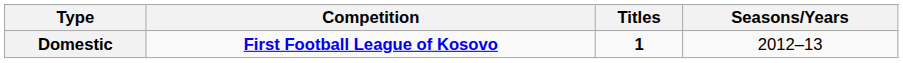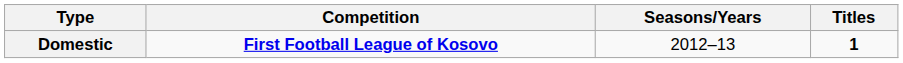columns swapped: (639, 17) <-> (790, 17)
